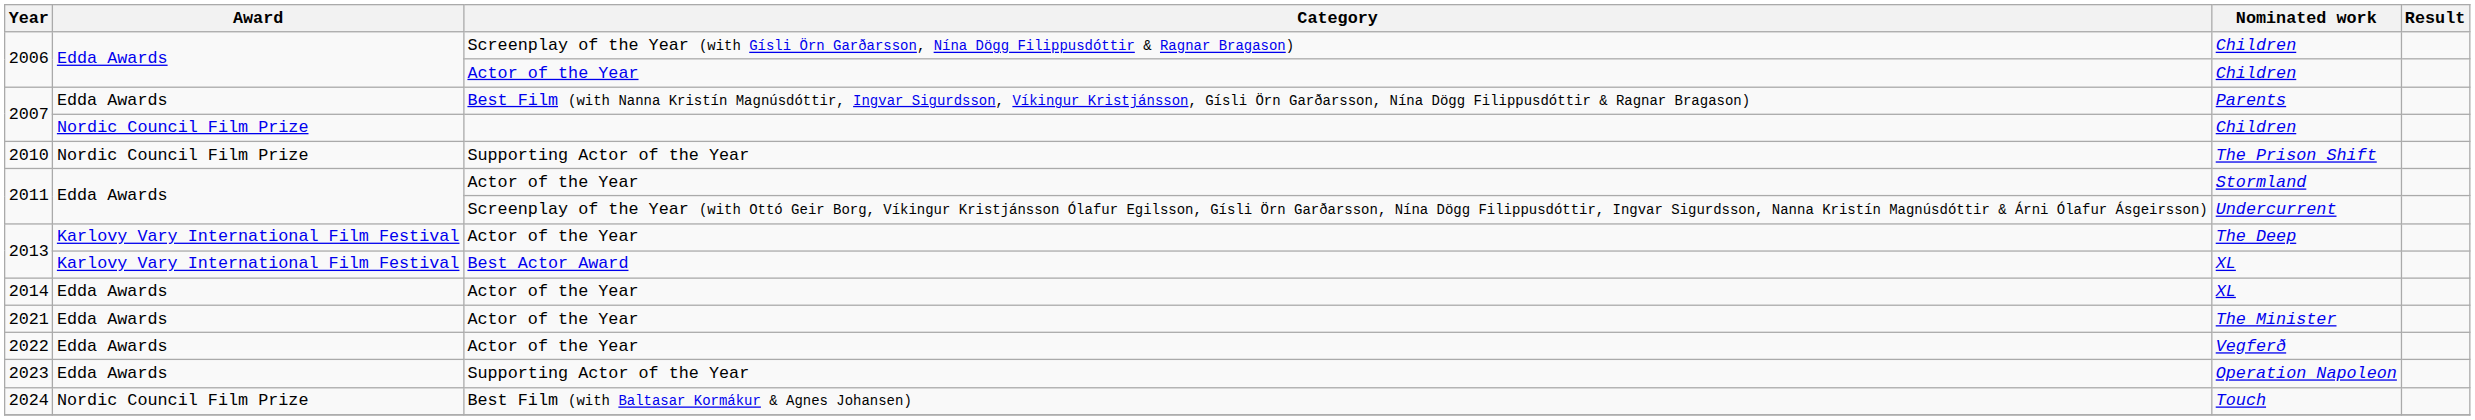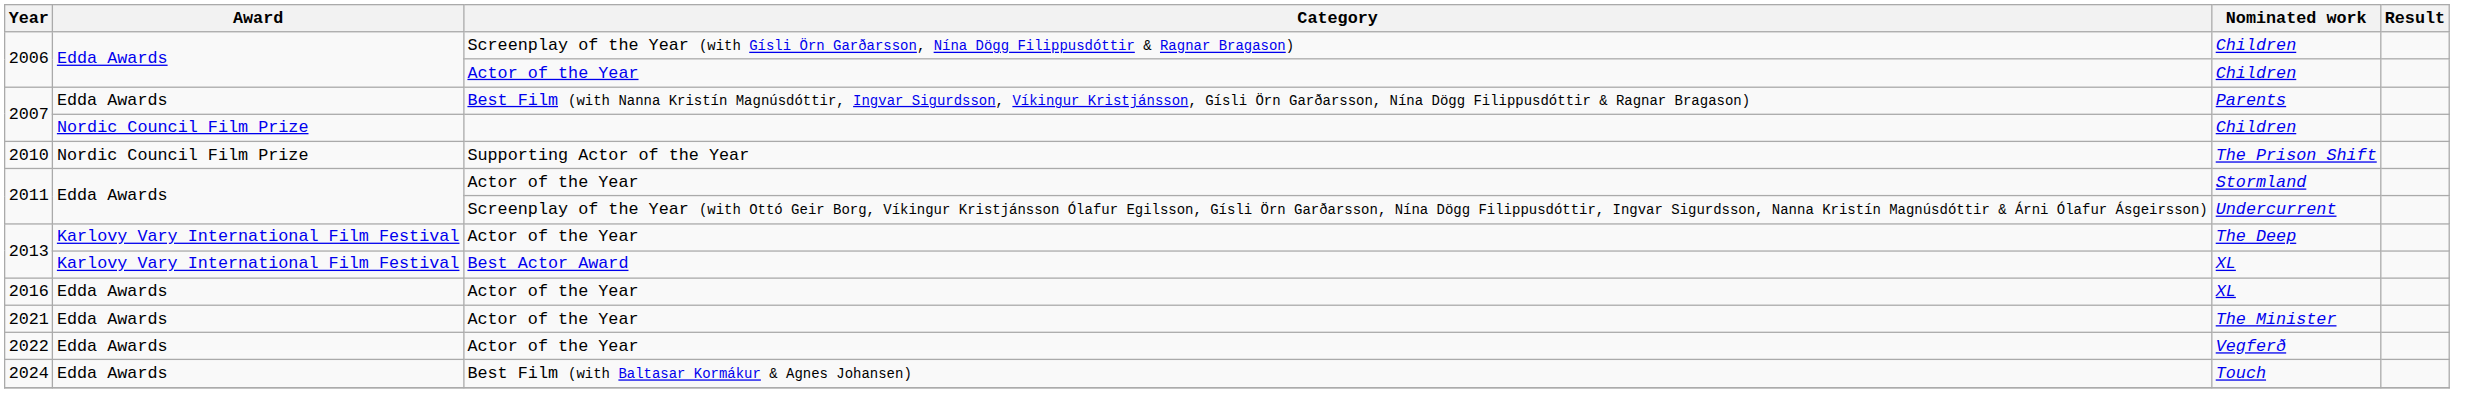(29, 292) 2014 -> (29, 292) 2016
- row: (608, 374)
(183, 401) Nordic Council Film Prize -> (112, 374) Edda Awards
